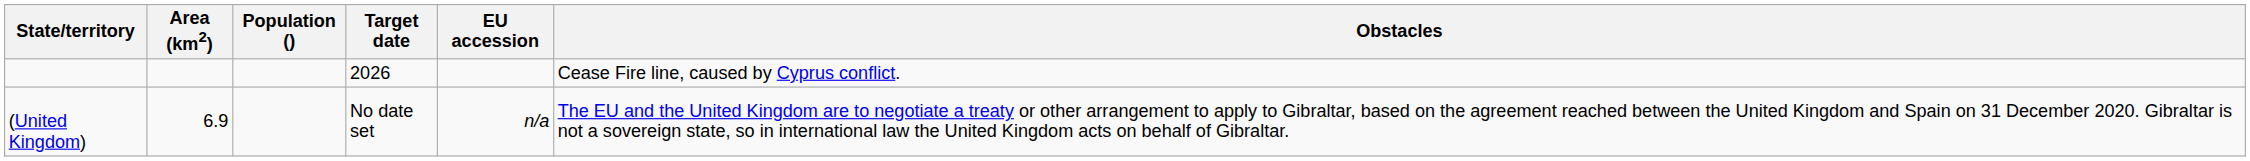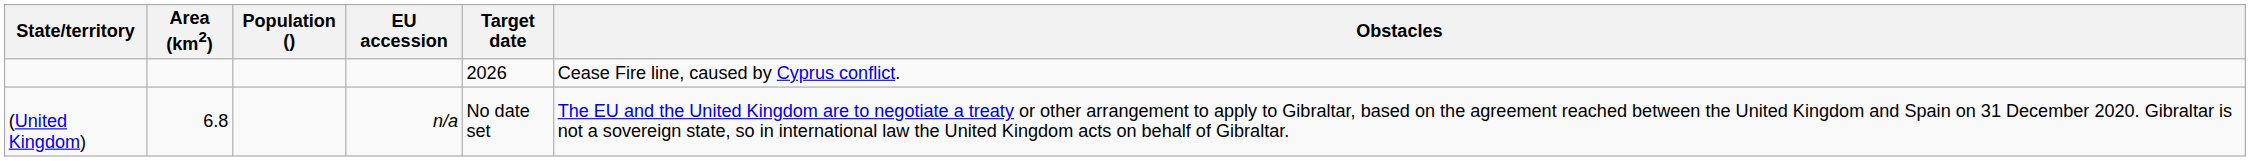columns swapped: (495, 31) <-> (391, 31)
(216, 121) 6.9 -> (216, 121) 6.8
